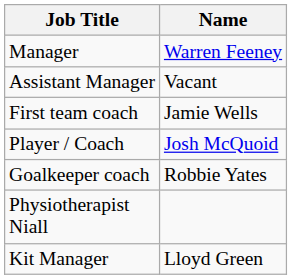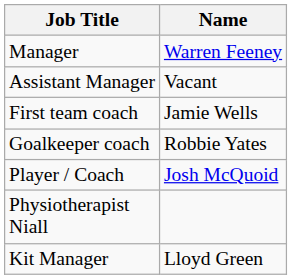rows swapped: (67, 143) <-> (79, 174)
